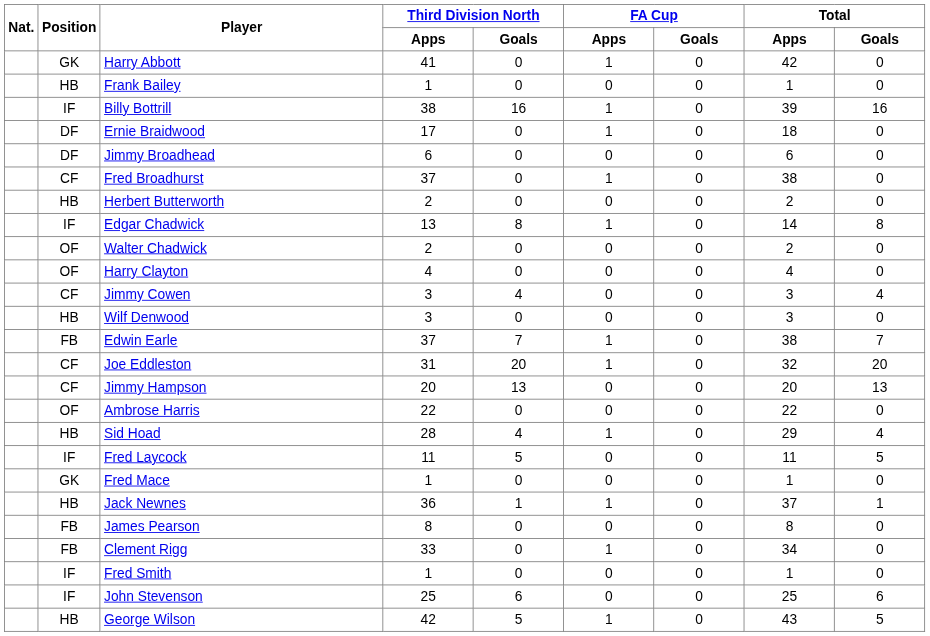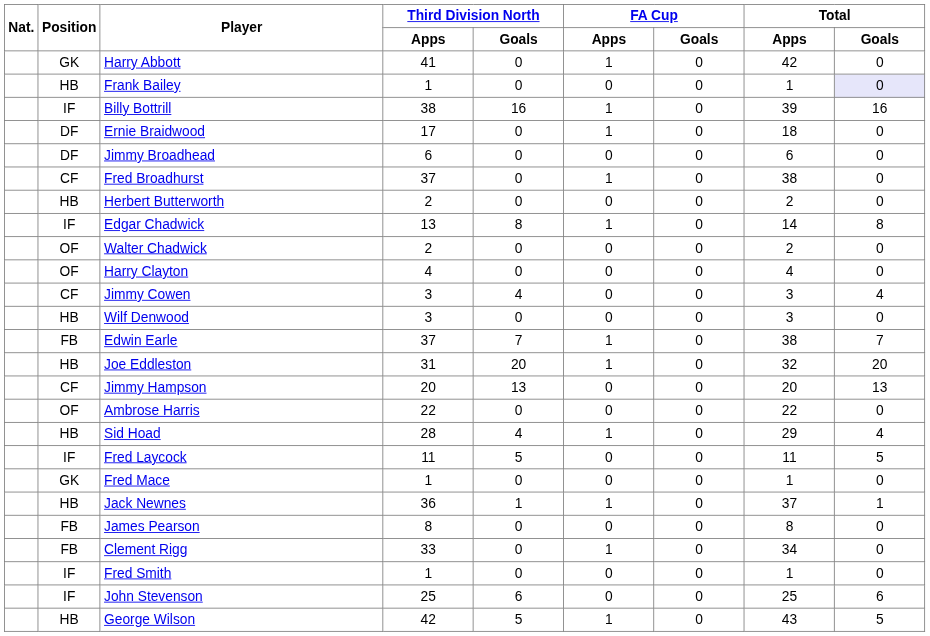(880, 85) no background -> (880, 85) lavender background
(69, 364) CF -> (69, 364) HB
